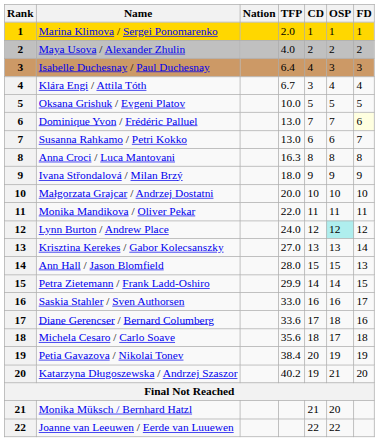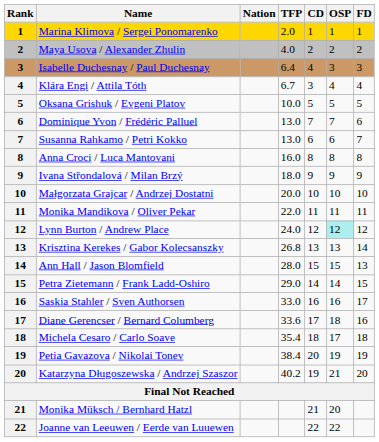(359, 121) lightyellow background -> (359, 121) no background
(291, 157) 16.3 -> (291, 157) 16.0
(291, 247) 27.0 -> (291, 247) 26.8
(291, 283) 29.9 -> (291, 283) 29.0
(291, 337) 35.6 -> (291, 337) 35.4
